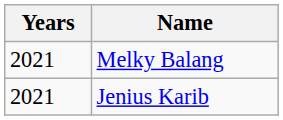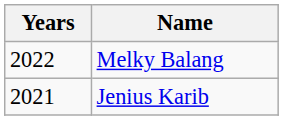(32, 59) 2021 -> (32, 59) 2022
